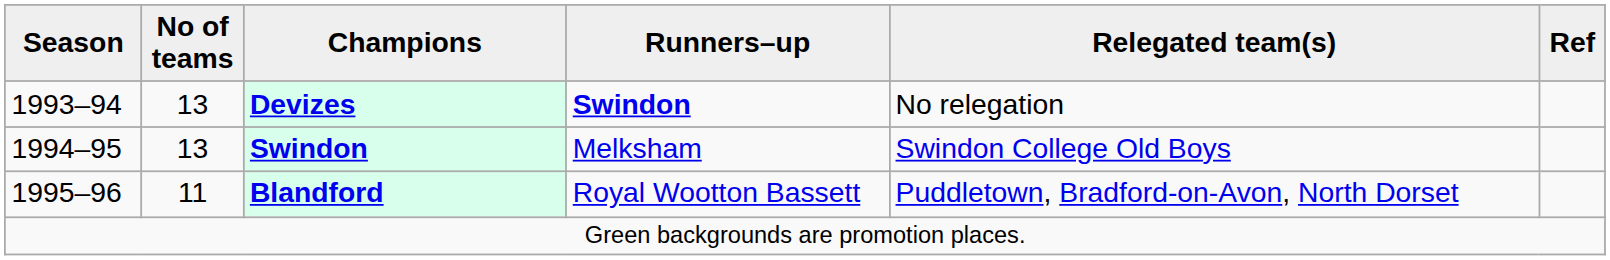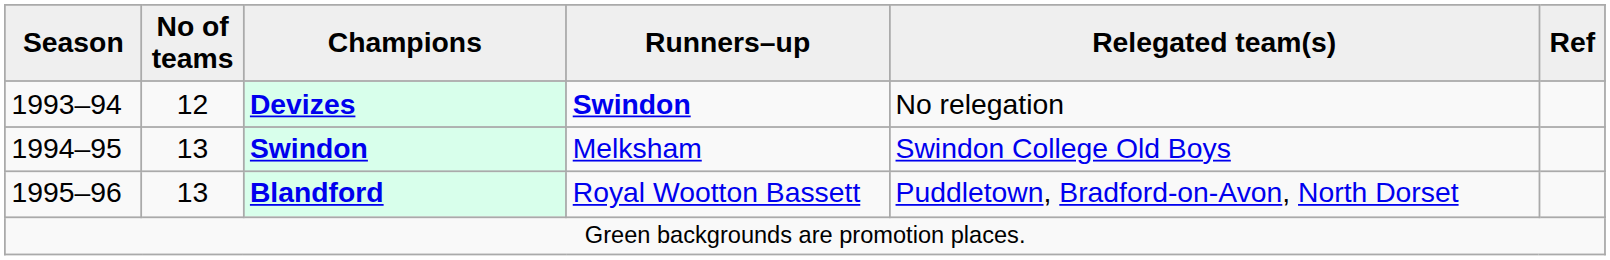(193, 103) 13 -> (193, 103) 12
(193, 193) 11 -> (193, 193) 13
